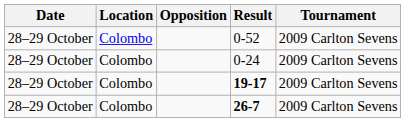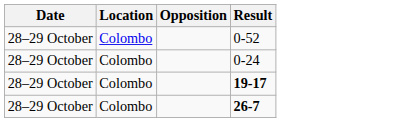- column: (338, 15)
